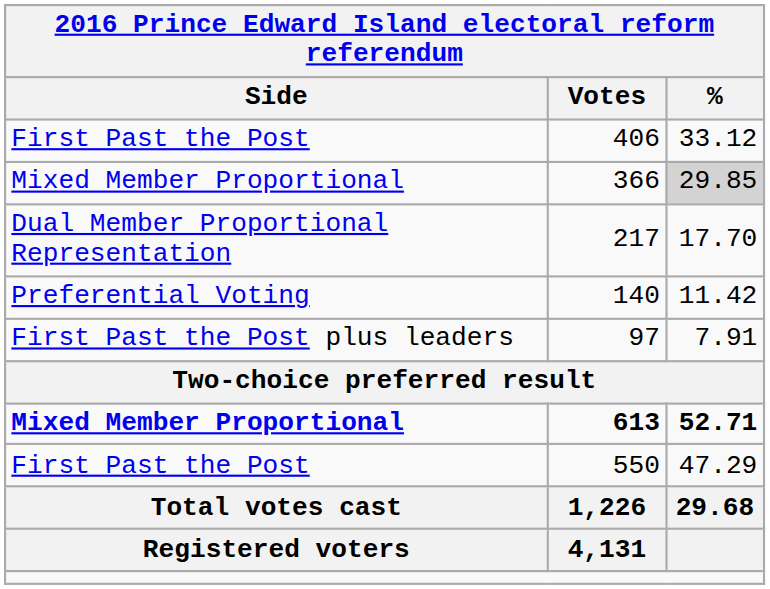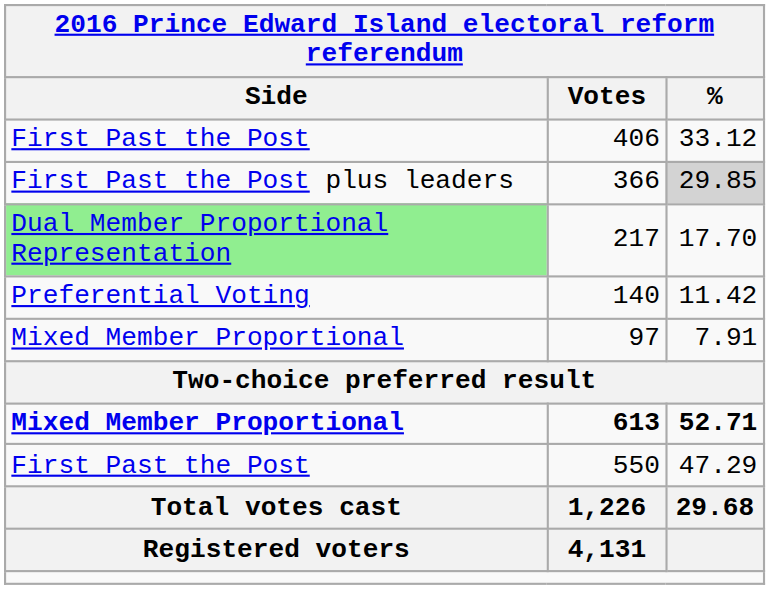(208, 183) Mixed Member Proportional -> (263, 183) First Past the Post plus leaders
(200, 240) no background -> (200, 240) lightgreen background
(263, 340) First Past the Post plus leaders -> (208, 340) Mixed Member Proportional
